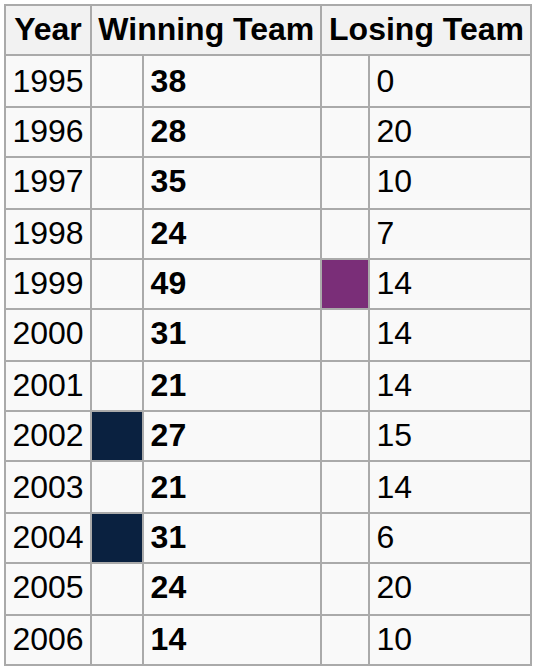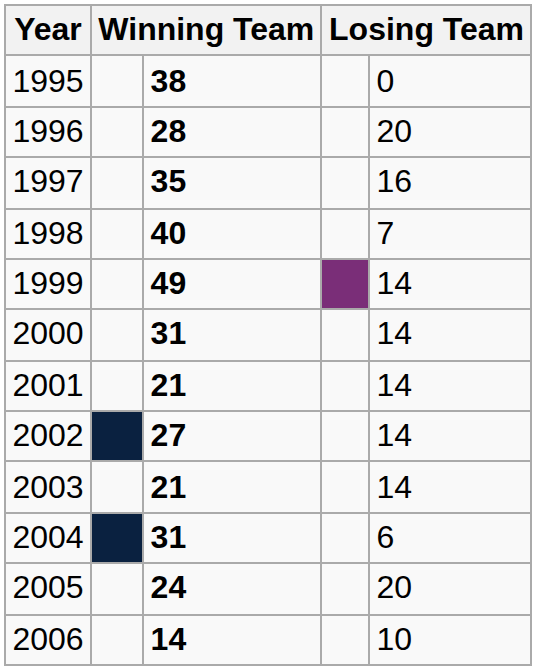(394, 182) 10 -> (394, 182) 16
(168, 232) 24 -> (168, 232) 40
(394, 435) 15 -> (394, 435) 14
